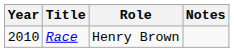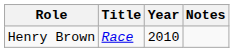columns swapped: (24, 15) <-> (136, 15)
